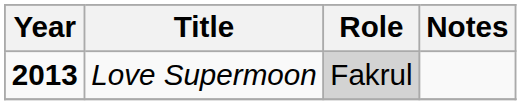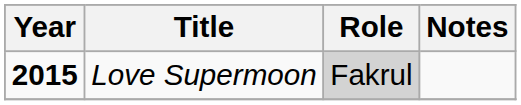(45, 74) 2013 -> (45, 74) 2015
